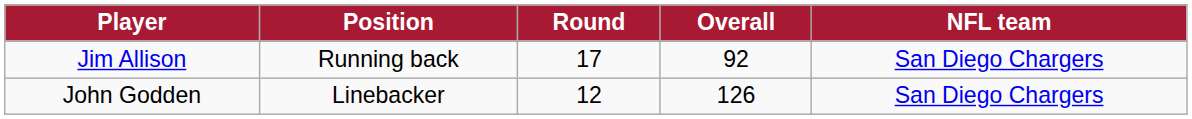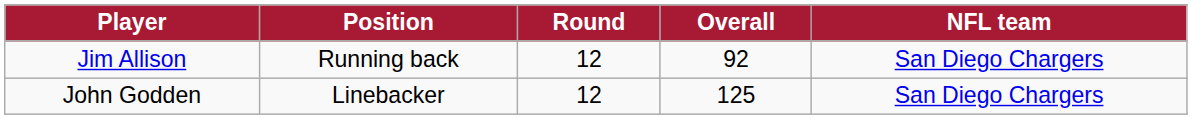(589, 59) 17 -> (589, 59) 12
(736, 95) 126 -> (736, 95) 125
